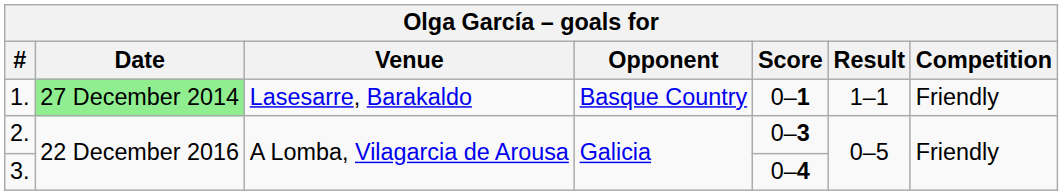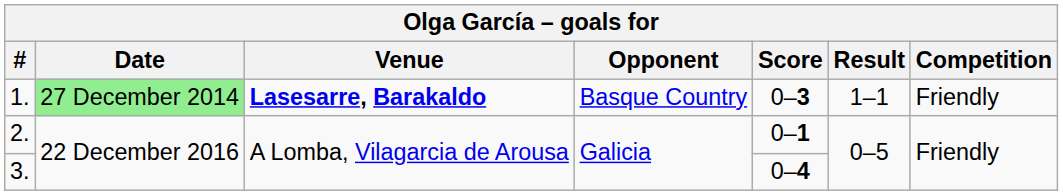(361, 97) normal -> (368, 97) bold
(790, 97) 0–1 -> (790, 97) 0–3
(790, 134) 0–3 -> (790, 134) 0–1
